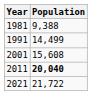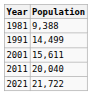(48, 55) 15,608 -> (48, 55) 15,611
(48, 69) bold -> (48, 69) normal
